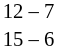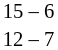rows swapped: (29, 39) <-> (29, 11)
